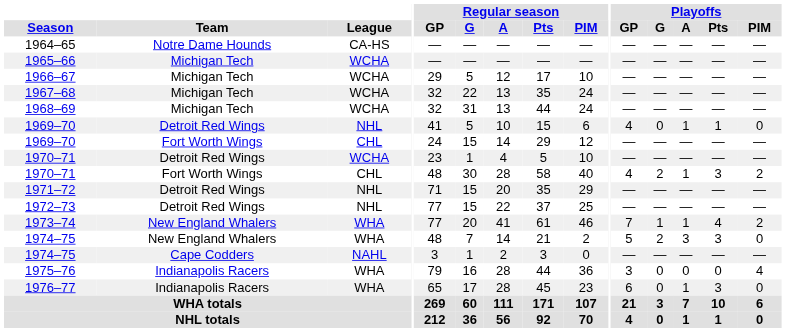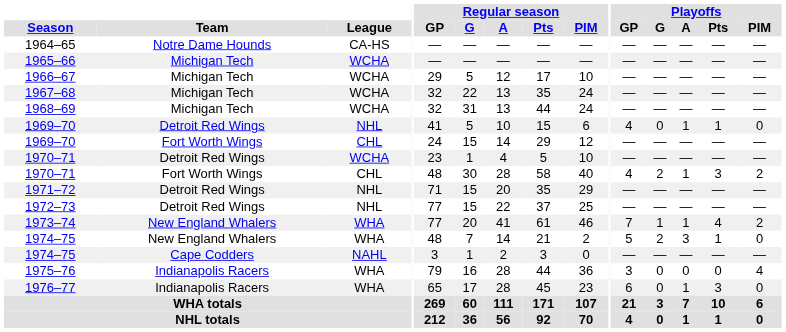(718, 238) 3 -> (718, 238) 1
